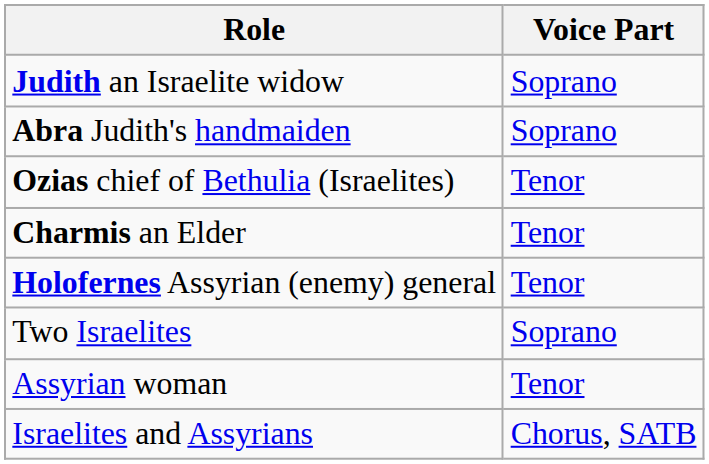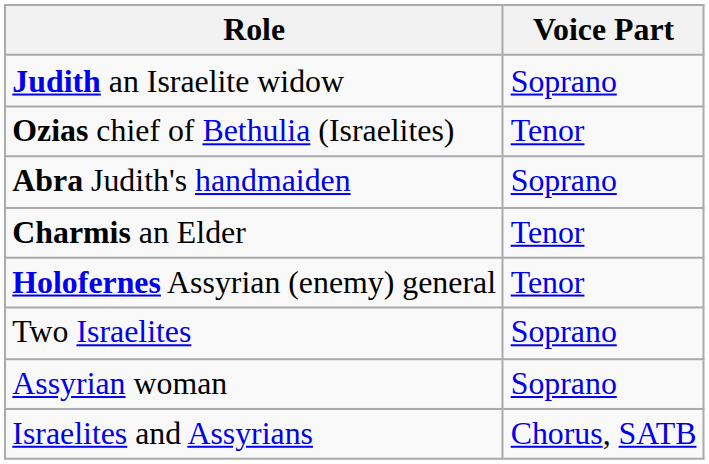rows swapped: (181, 130) <-> (233, 181)
(548, 383) Tenor -> (564, 383) Soprano
